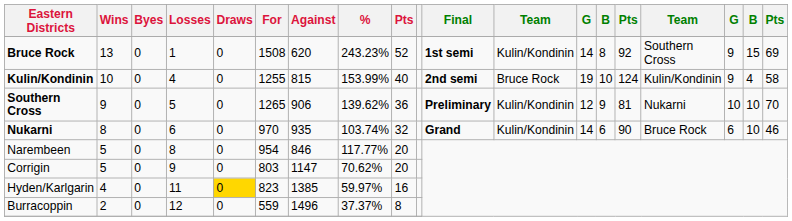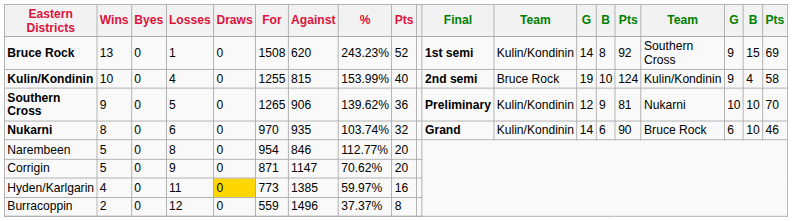(365, 149) 117.77% -> (365, 149) 112.77%
(269, 168) 803 -> (269, 168) 871
(269, 187) 823 -> (269, 187) 773
